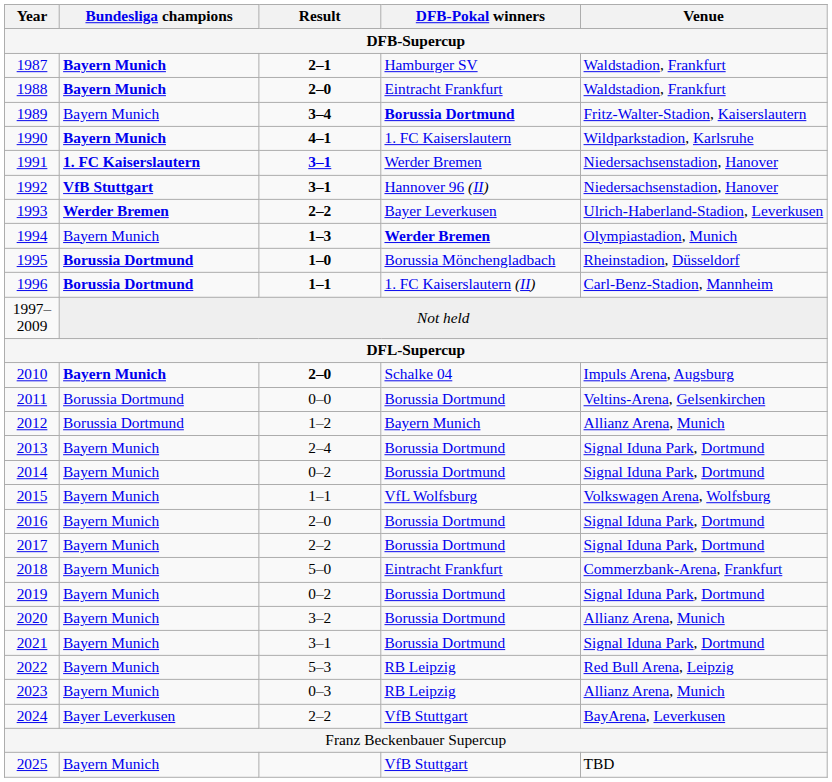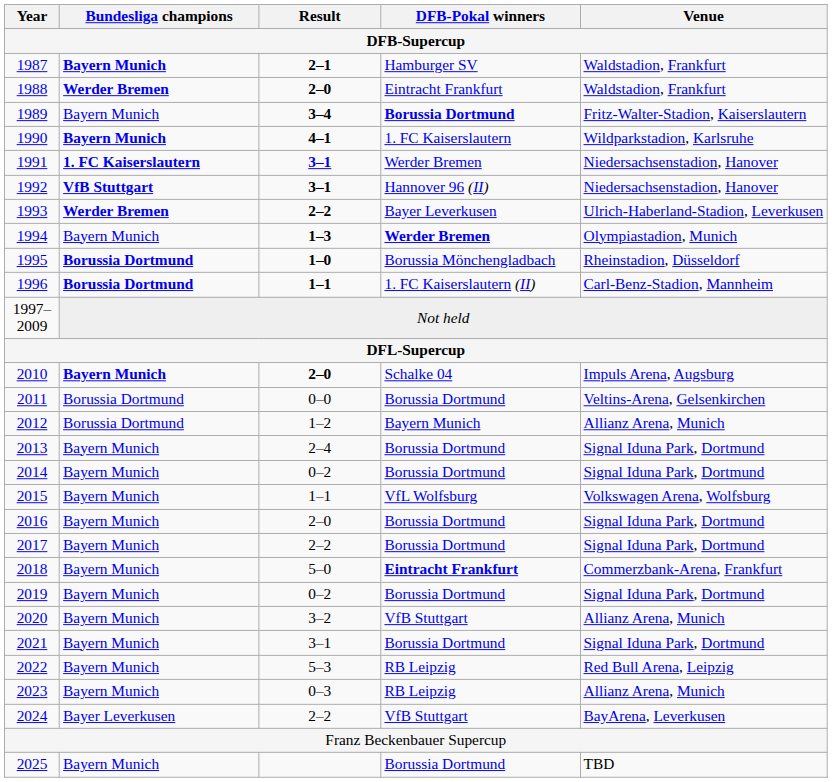(115, 89) Bayern Munich -> (116, 89) Werder Bremen
(444, 569) normal -> (451, 569) bold
(445, 618) Borussia Dortmund -> (426, 618) VfB Stuttgart
(426, 764) VfB Stuttgart -> (445, 764) Borussia Dortmund
